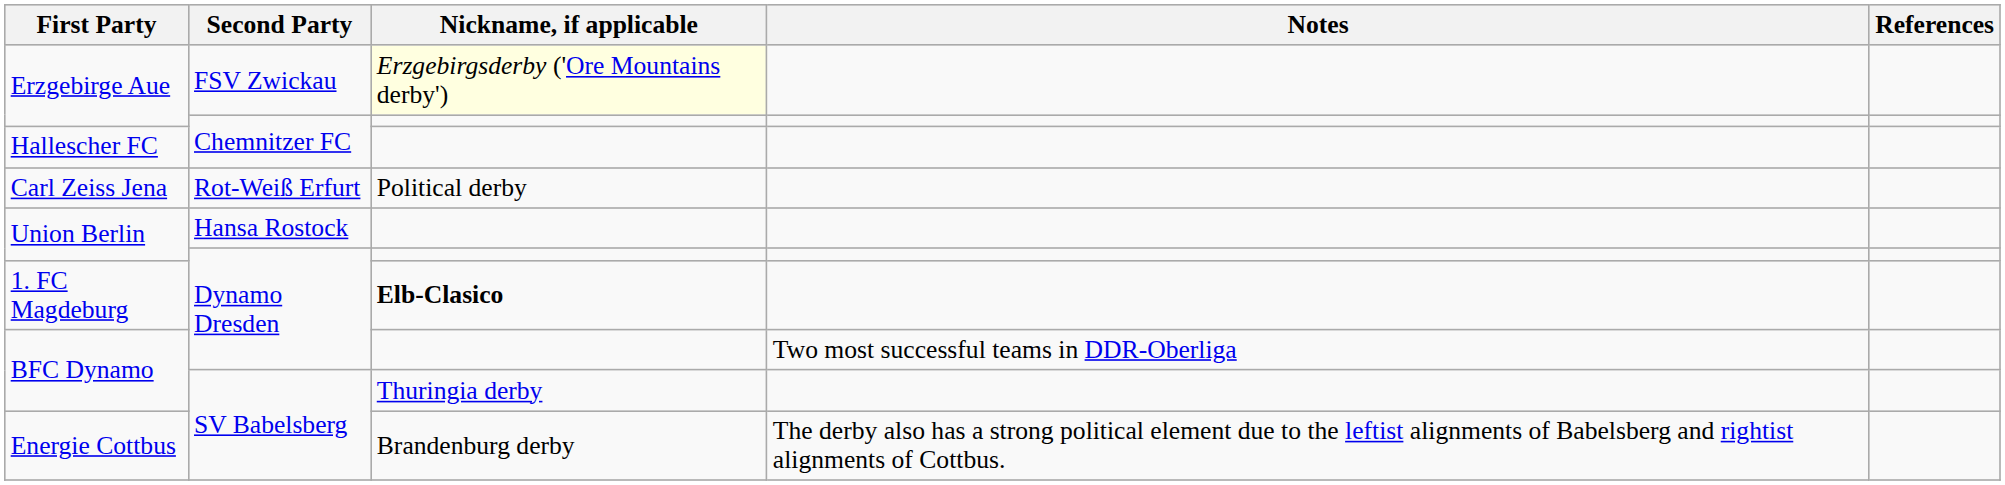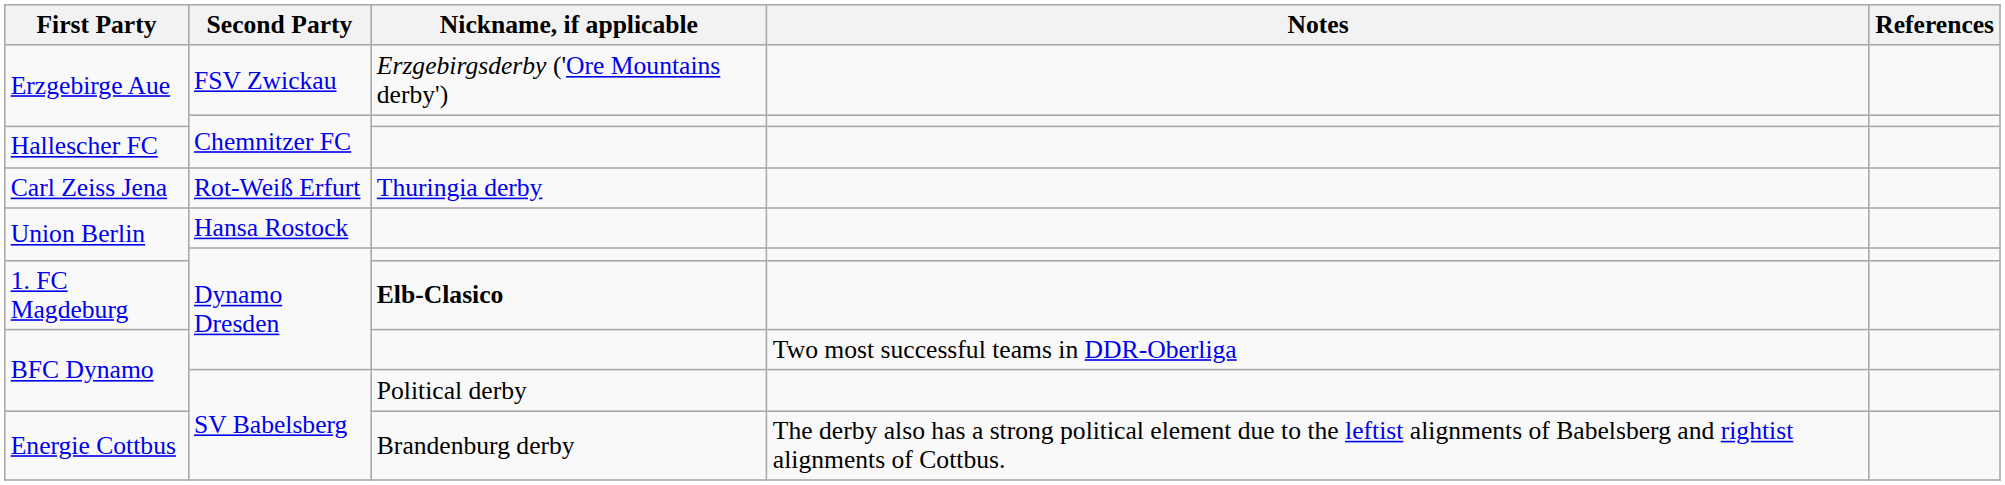(549, 79) lightyellow background -> (549, 79) no background
(452, 187) Political derby -> (460, 187) Thuringia derby
(460, 390) Thuringia derby -> (452, 390) Political derby
